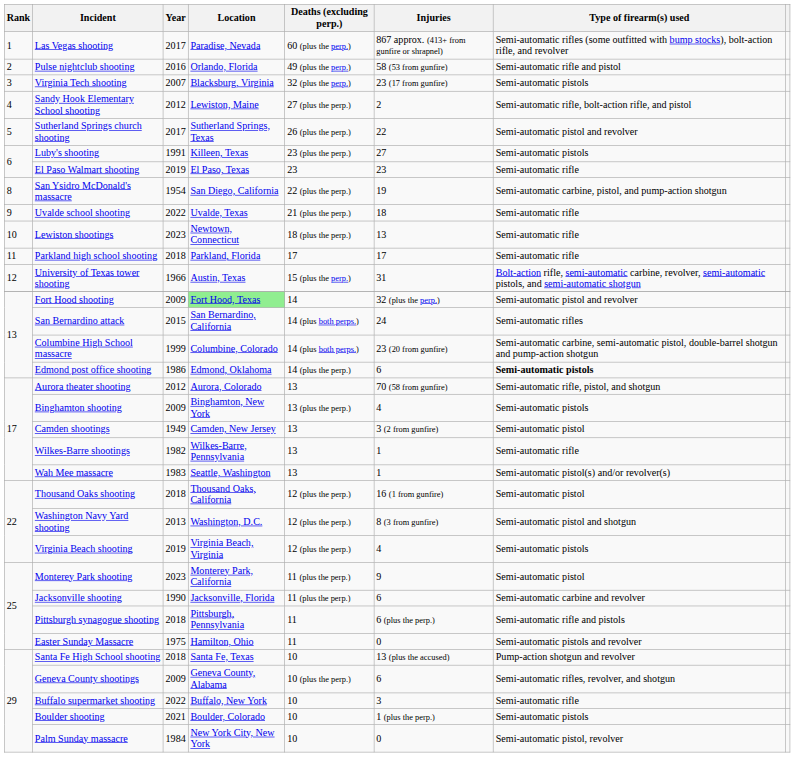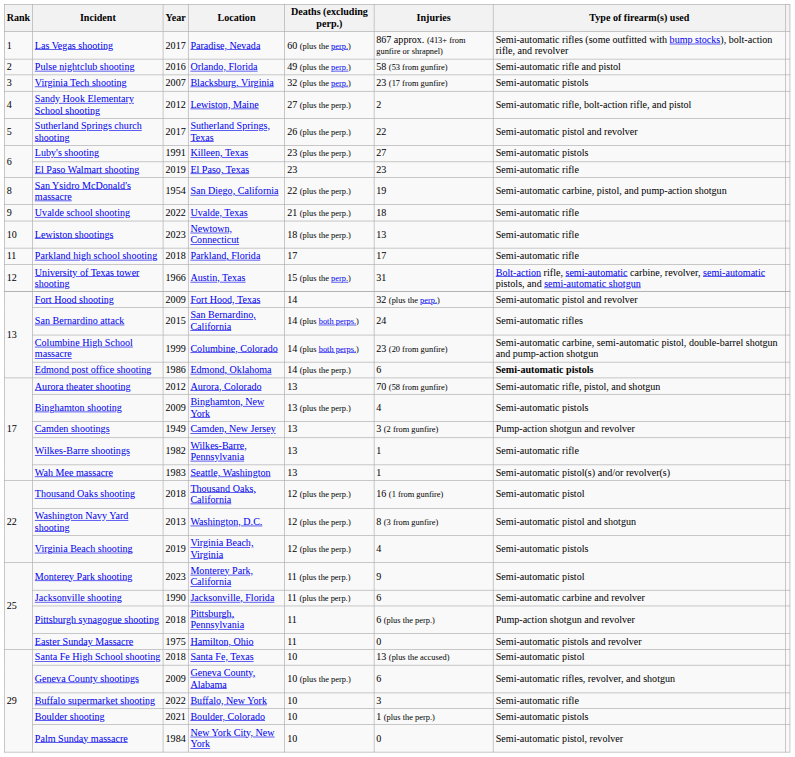(225, 299) lightgreen background -> (225, 299) no background
(540, 429) Semi-automatic pistol -> (565, 429) Pump-action shotgun and revolver
(560, 619) Semi-automatic rifle and pistols -> (565, 619) Pump-action shotgun and revolver
(565, 657) Pump-action shotgun and revolver -> (540, 657) Semi-automatic pistol
